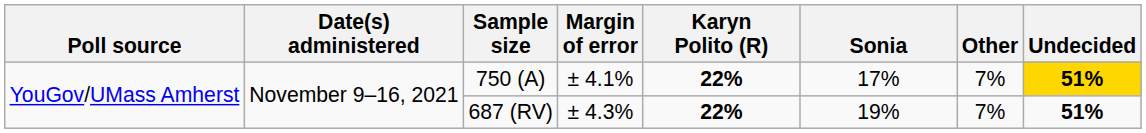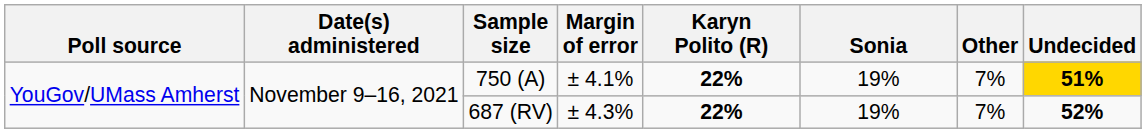(878, 79) 17% -> (878, 79) 19%
(1082, 112) 51% -> (1082, 112) 52%
